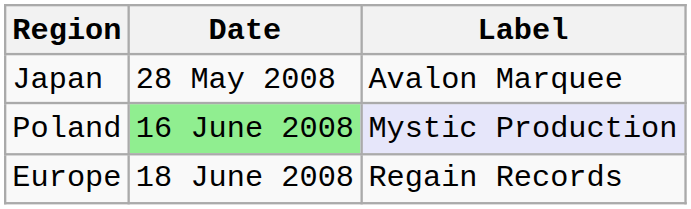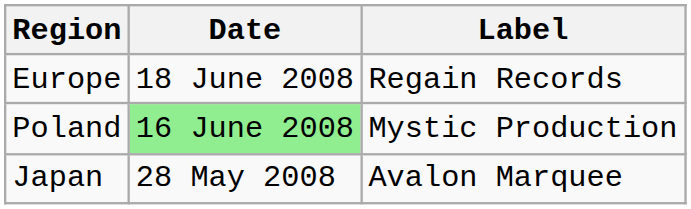rows swapped: (58, 79) <-> (67, 178)
(523, 129) lavender background -> (523, 129) no background
